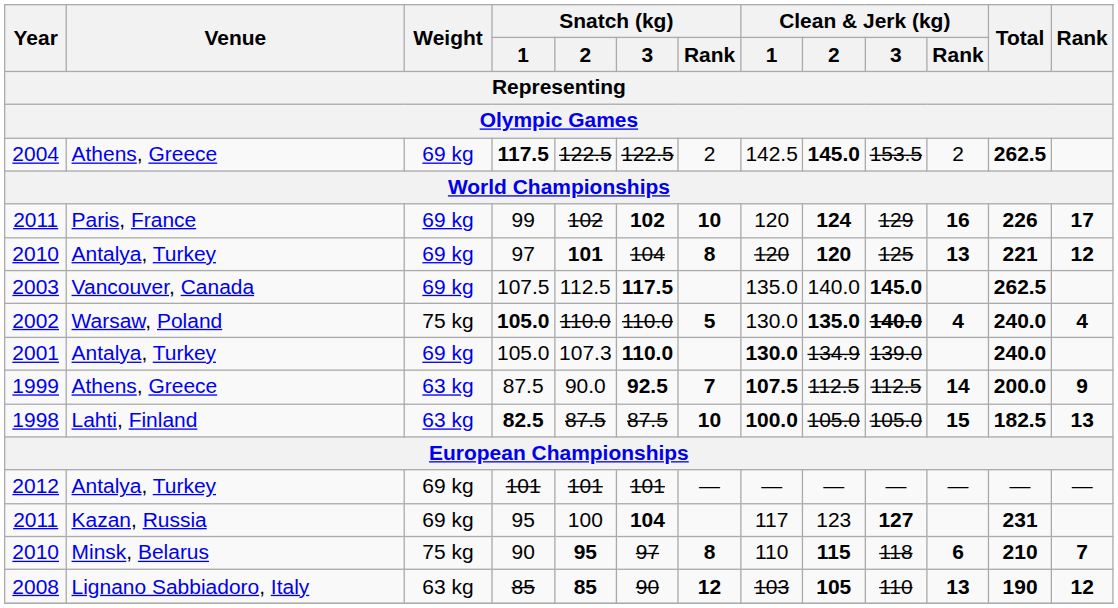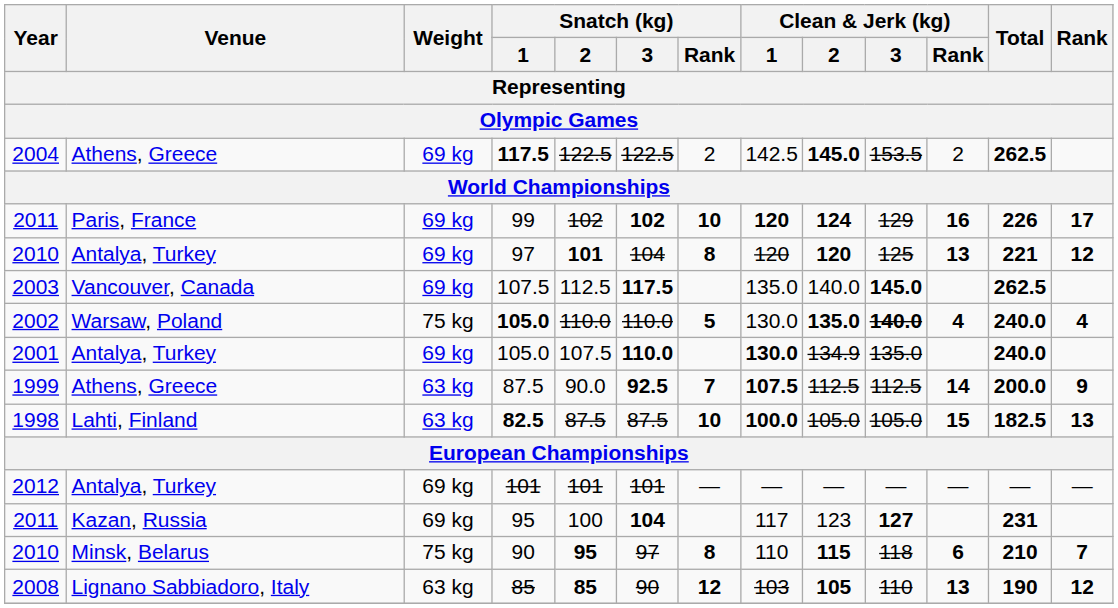(772, 220) normal -> (772, 220) bold
(585, 353) 107.3 -> (585, 353) 107.5
(896, 353) 139.0 -> (896, 353) 135.0
